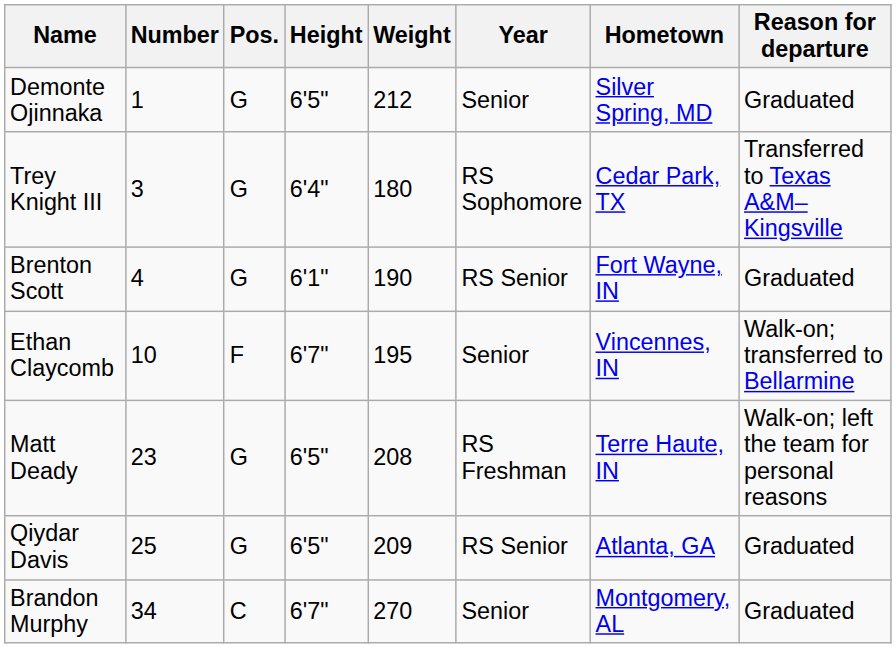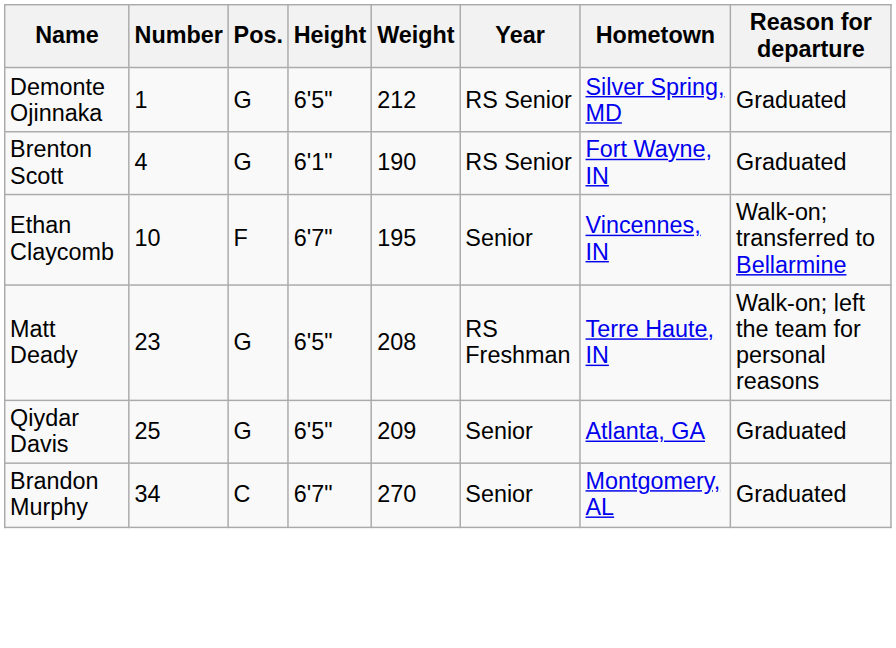(495, 99) Senior -> (519, 99) RS Senior
- row: (56, 189)
(515, 547) RS Senior -> (499, 431) Senior
